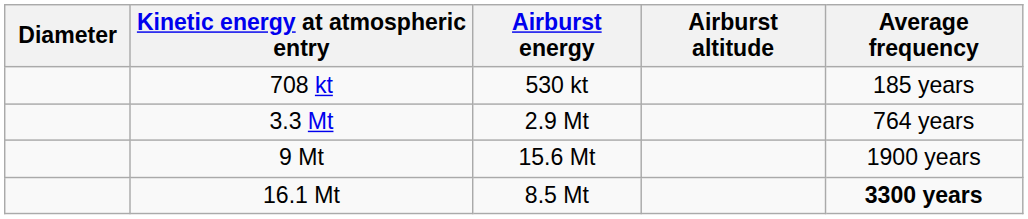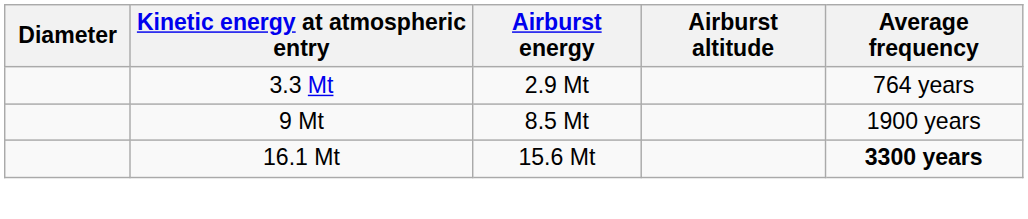- row: (301, 85)
(557, 158) 15.6 Mt -> (557, 121) 8.5 Mt
(557, 194) 8.5 Mt -> (557, 158) 15.6 Mt
